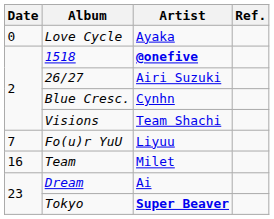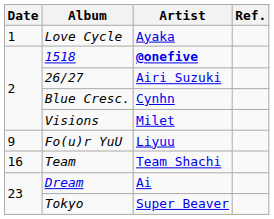(11, 36) 0 -> (11, 36) 1
(179, 120) Team Shachi -> (155, 120) Milet
(11, 141) 7 -> (11, 141) 9
(155, 162) Milet -> (179, 162) Team Shachi
(183, 204) bold -> (183, 204) normal
